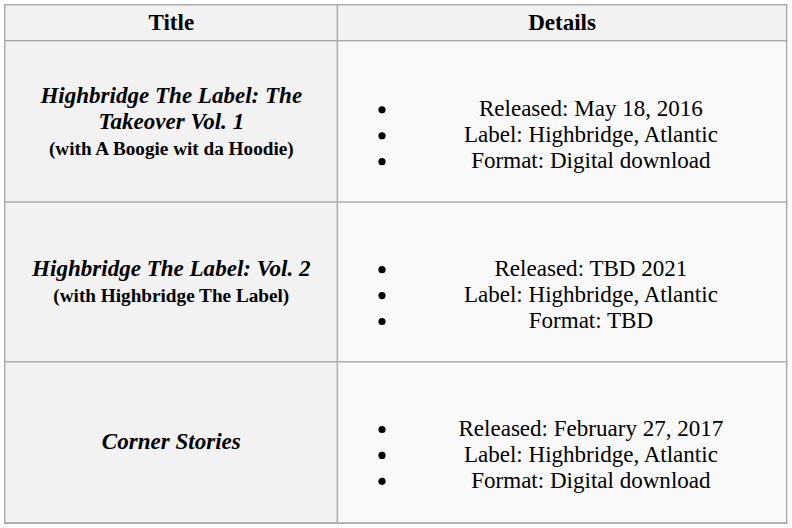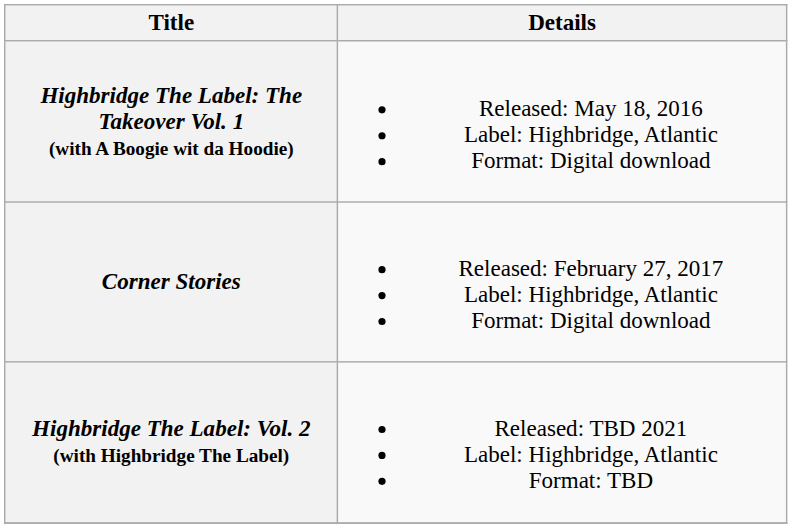rows swapped: (171, 441) <-> (171, 281)
